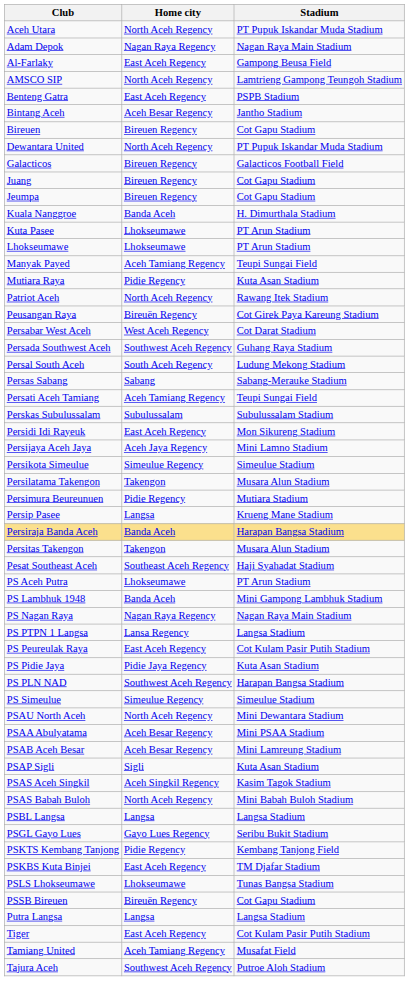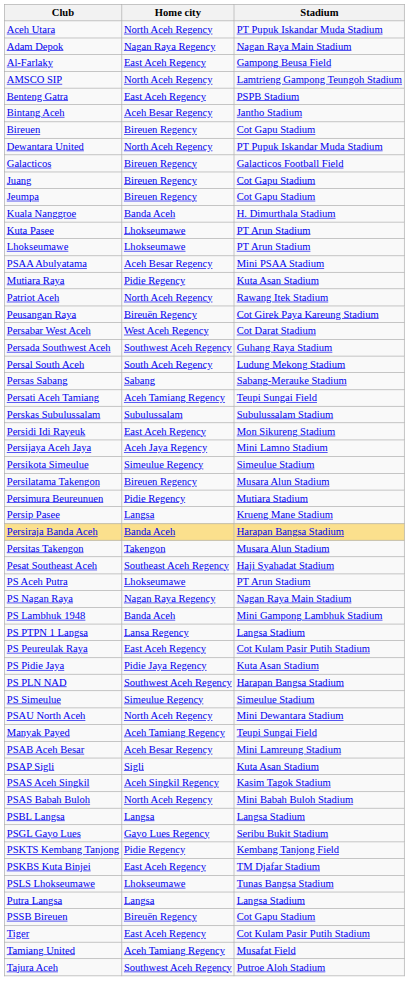rows swapped: (38, 264) <-> (47, 733)
(145, 481) Takengon -> (160, 481) Bireuen Regency
rows swapped: (46, 599) <-> (40, 615)
rows swapped: (37, 900) <-> (34, 917)
